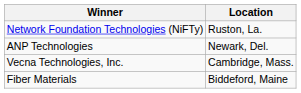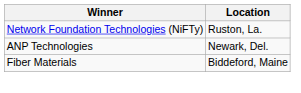- row: (65, 63)
